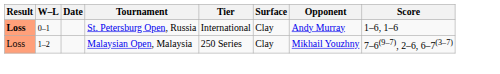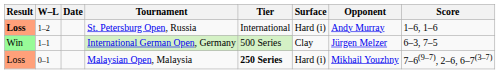(44, 28) 0–1 -> (44, 28) 1–2
(264, 27) Clay -> (310, 27) Hard (i)
+ row: (162, 43)
(44, 45) 1–2 -> (44, 60) 0–1
(221, 44) normal -> (261, 59) bold
(264, 44) Clay -> (310, 59) Hard (i)
